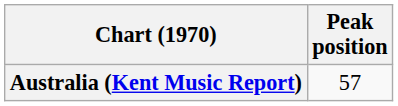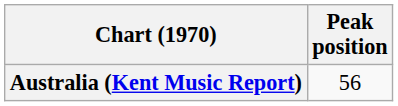(350, 82) 57 -> (350, 82) 56
